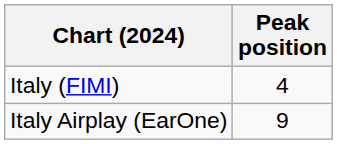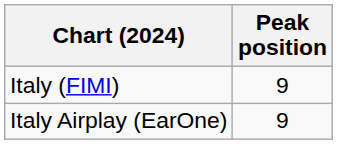(282, 84) 4 -> (282, 84) 9
